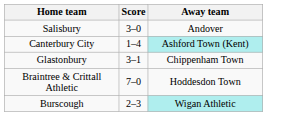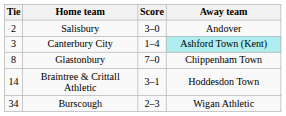+ column: (14, 12)
(133, 60) 3–1 -> (152, 60) 7–0
(133, 82) 7–0 -> (152, 82) 3–1
(205, 103) paleturquoise background -> (224, 103) no background
